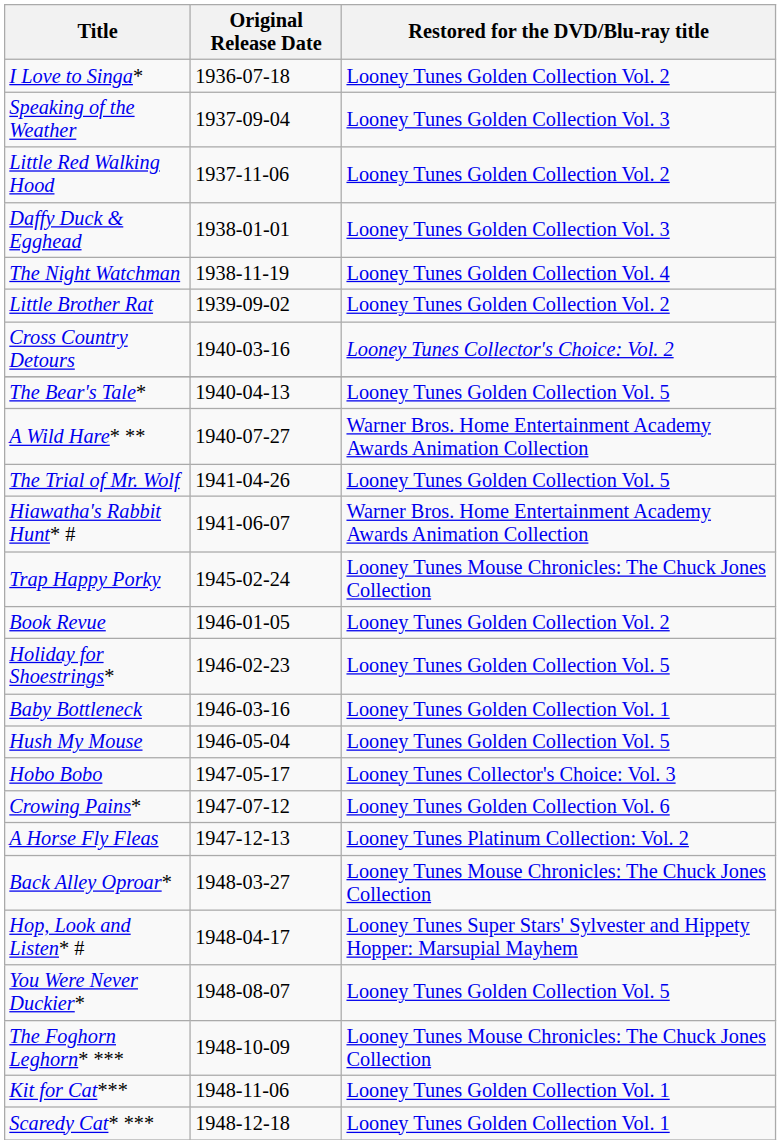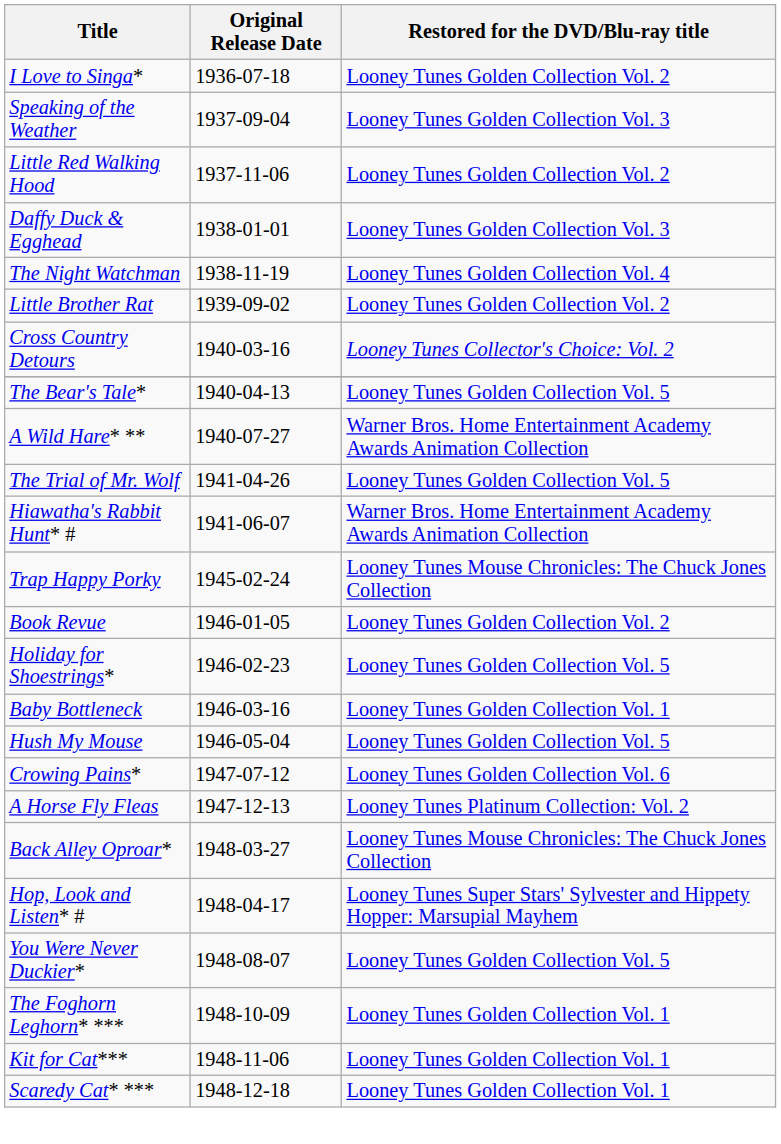- row: (56, 774)
(556, 1047) Looney Tunes Mouse Chronicles: The Chuck Jones Collection -> (508, 1015) Looney Tunes Golden Collection Vol. 1
